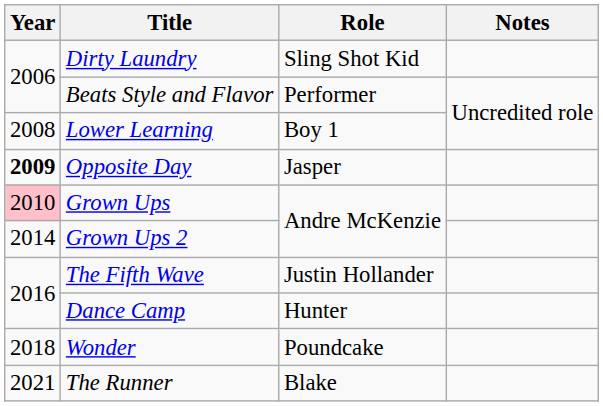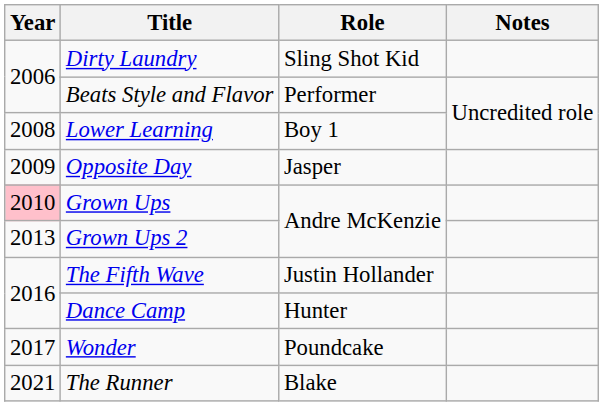(33, 166) bold -> (33, 166) normal
(33, 238) 2014 -> (33, 238) 2013
(33, 346) 2018 -> (33, 346) 2017
